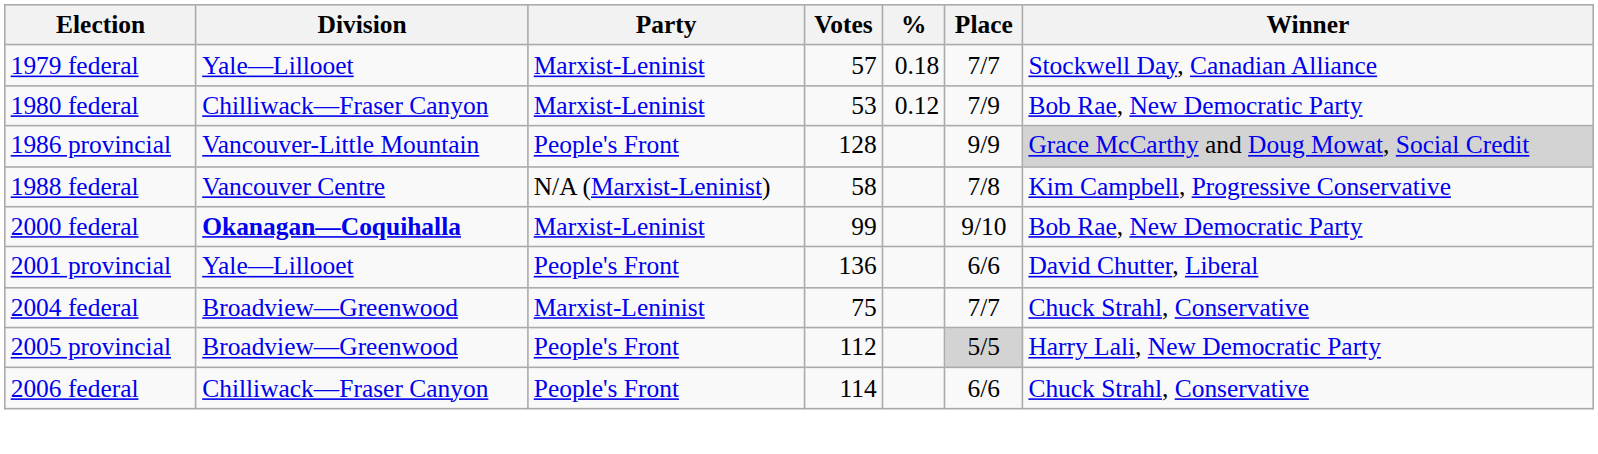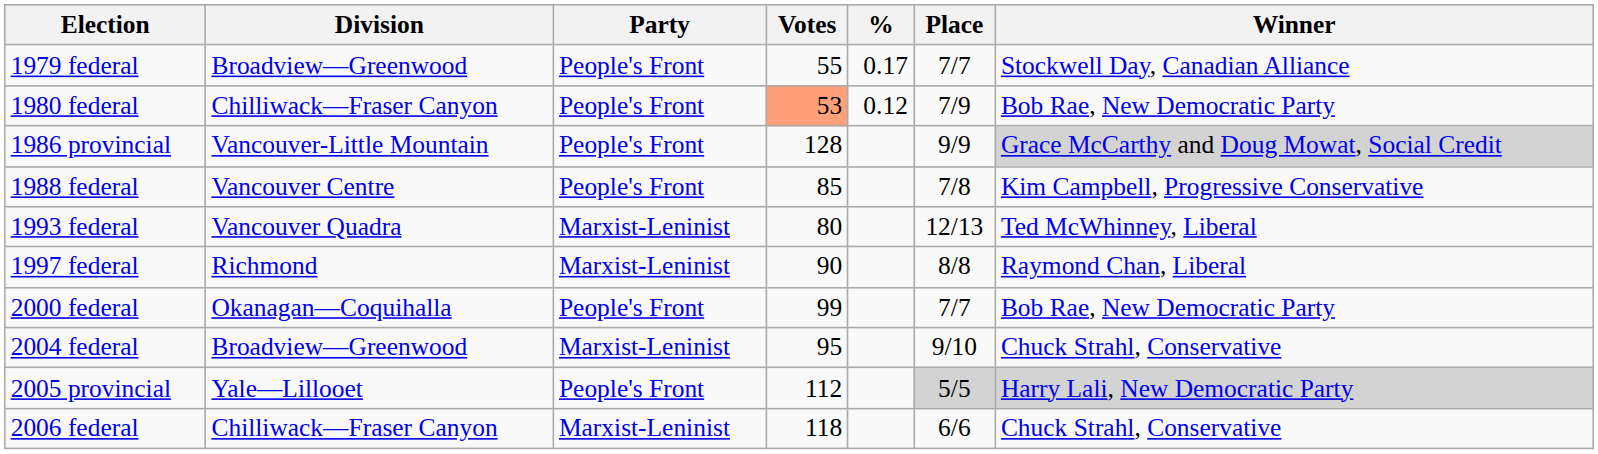(278, 65) Yale—Lillooet -> (339, 65) Broadview—Greenwood
(619, 65) Marxist-Leninist -> (632, 65) People's Front
(864, 65) 57 -> (830, 65) 55
(917, 65) 0.18 -> (886, 65) 0.17
(619, 105) Marxist-Leninist -> (632, 105) People's Front
(864, 105) no background -> (830, 105) lightsalmon background
(652, 186) N/A (Marxist-Leninist) -> (632, 186) People's Front
(864, 186) 58 -> (830, 186) 85
+ row: (75, 226)
+ row: (75, 266)
(332, 226) bold -> (332, 307) normal
(619, 226) Marxist-Leninist -> (632, 307) People's Front
(984, 226) 9/10 -> (954, 307) 7/7
- row: (91, 266)
(864, 307) 75 -> (830, 347) 95
(984, 307) 7/7 -> (954, 347) 9/10
(330, 347) Broadview—Greenwood -> (287, 387) Yale—Lillooet
(1205, 347) no background -> (1177, 387) lightgrey background
(606, 387) People's Front -> (644, 428) Marxist-Leninist
(858, 387) 114 -> (824, 428) 118
